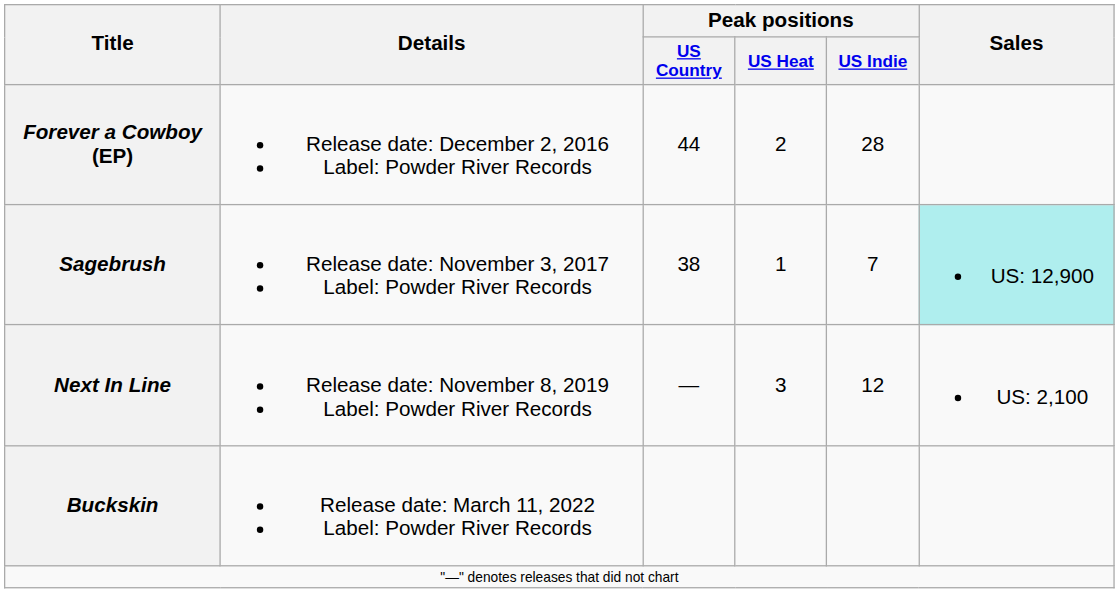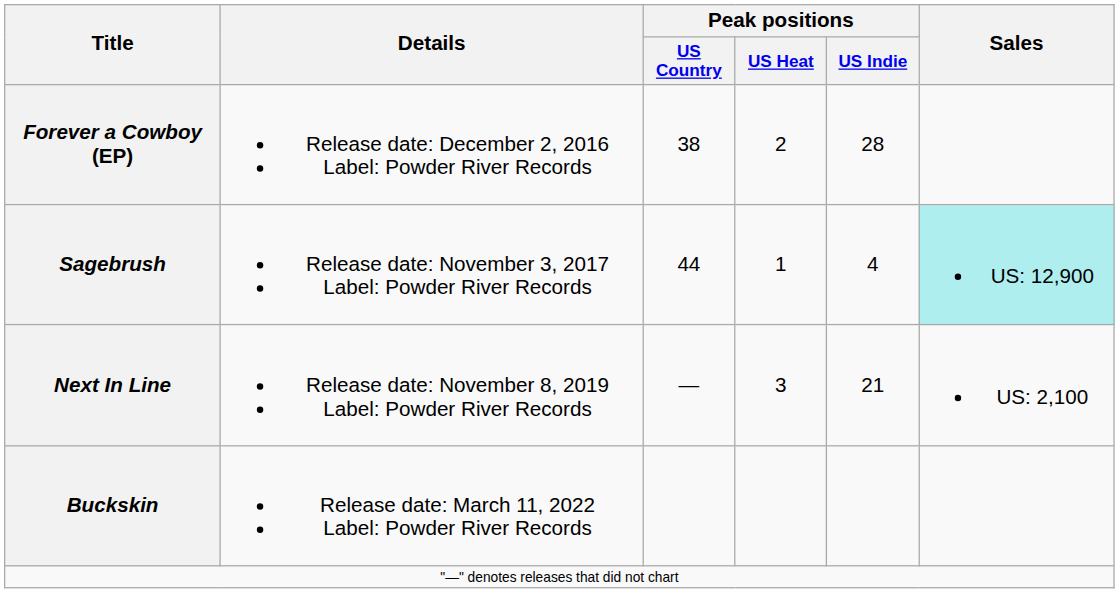(689, 144) 44 -> (689, 144) 38
(689, 264) 38 -> (689, 264) 44
(873, 264) 7 -> (873, 264) 4
(873, 385) 12 -> (873, 385) 21
